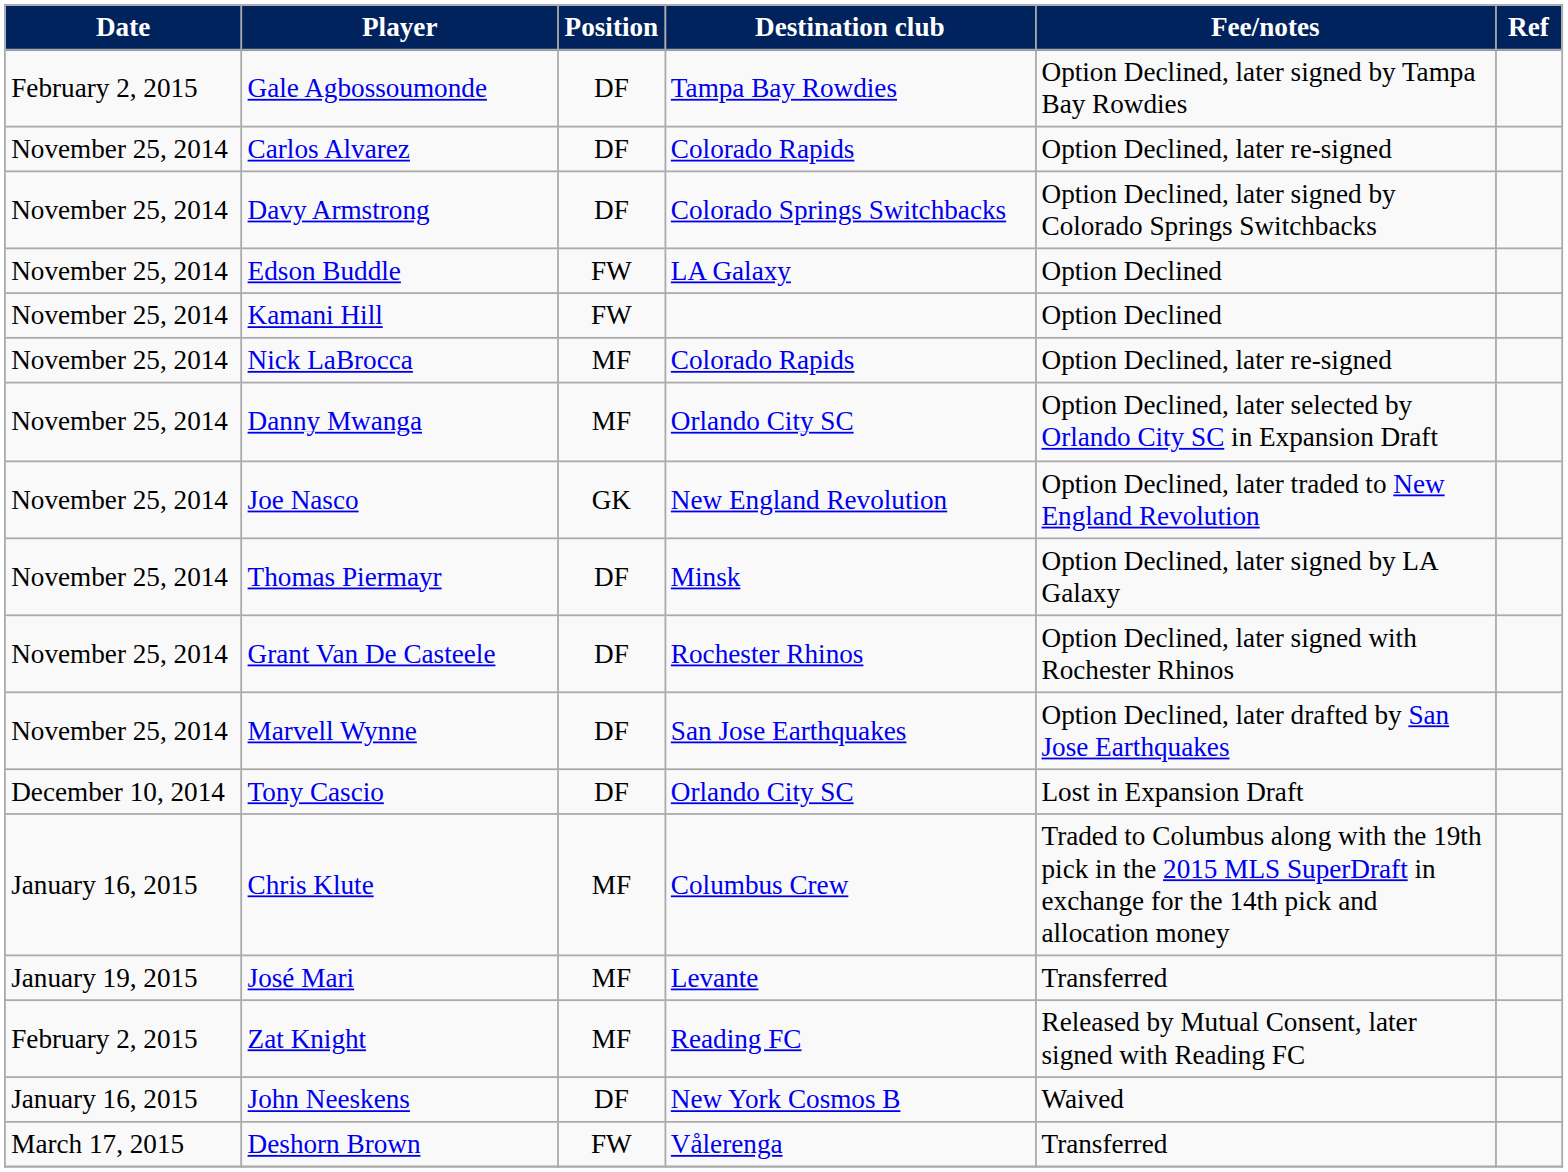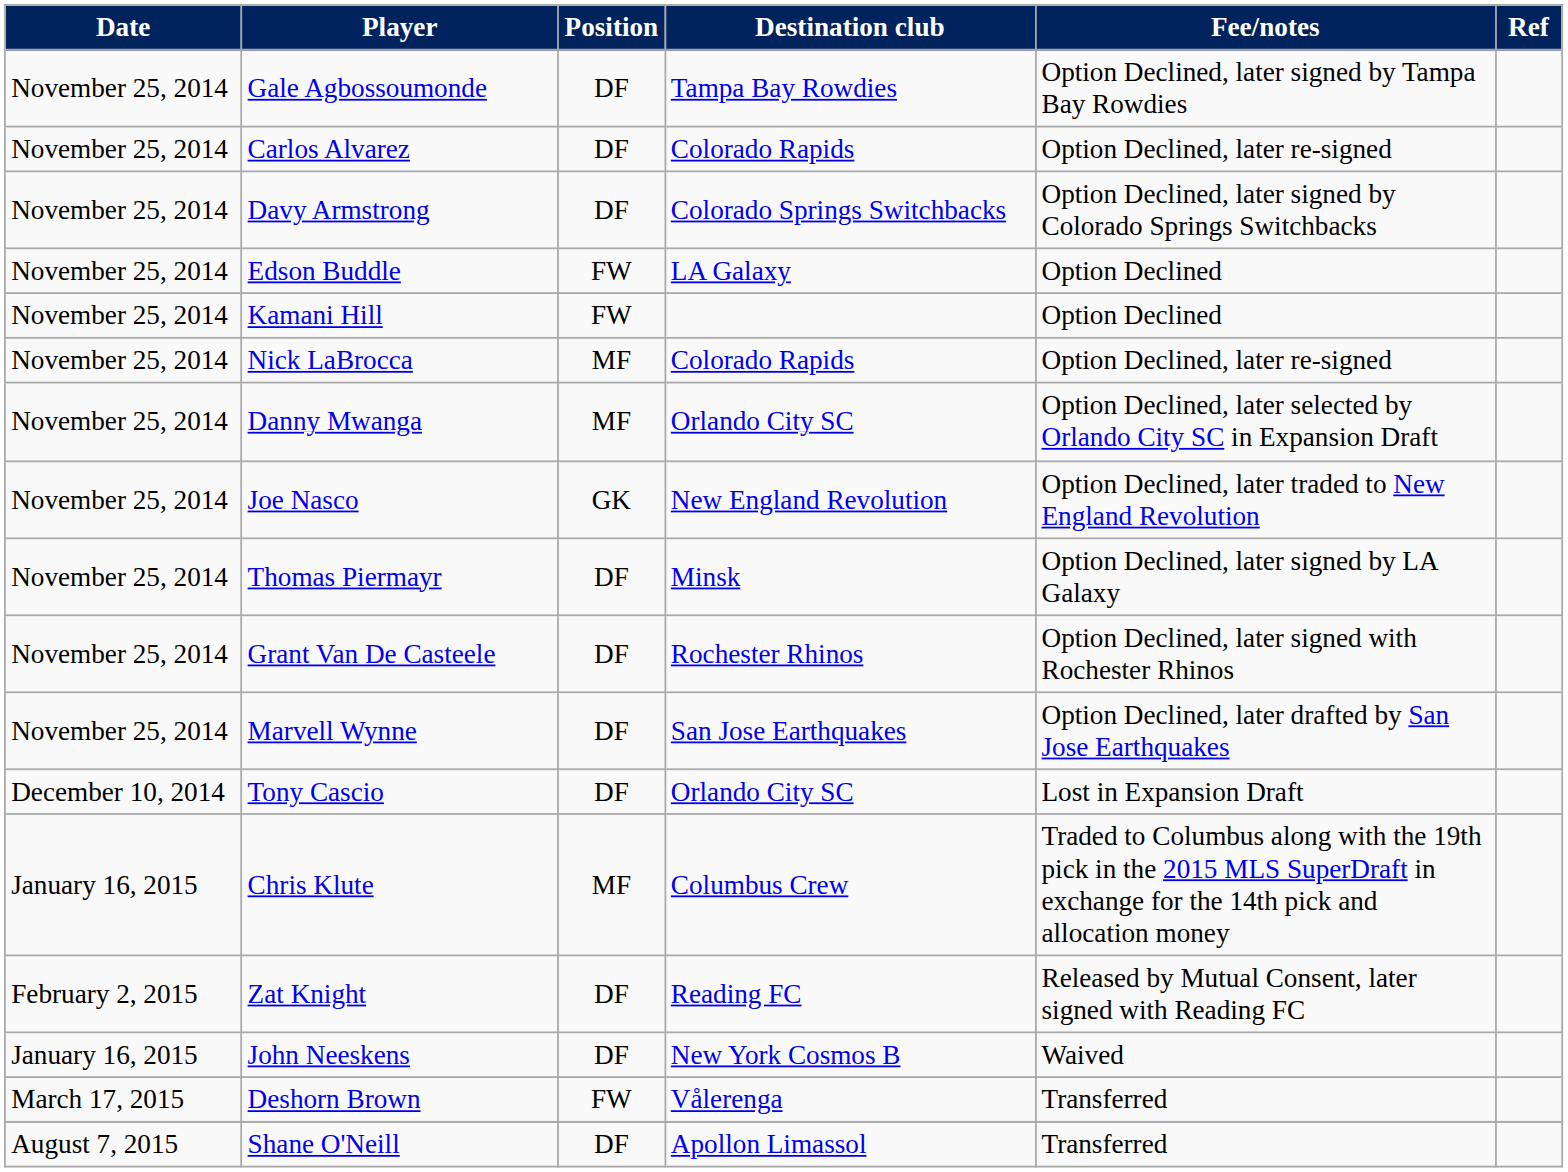(104, 88) February 2, 2015 -> (120, 88) November 25, 2014
- row: (301, 977)
(611, 1038) MF -> (611, 993) DF
+ row: (324, 1144)
